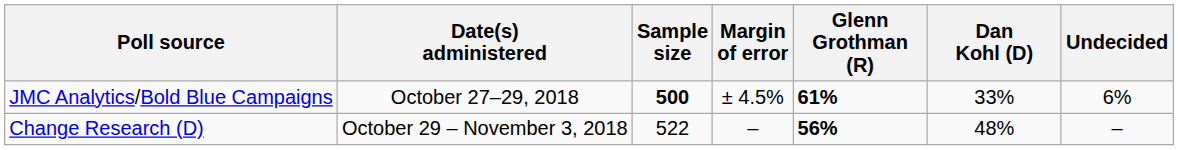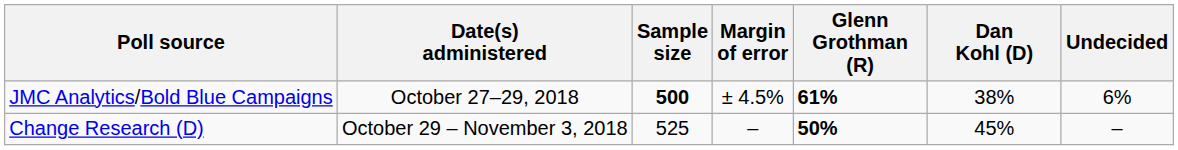(994, 97) 33% -> (994, 97) 38%
(672, 128) 522 -> (672, 128) 525
(818, 128) 56% -> (818, 128) 50%
(994, 128) 48% -> (994, 128) 45%
